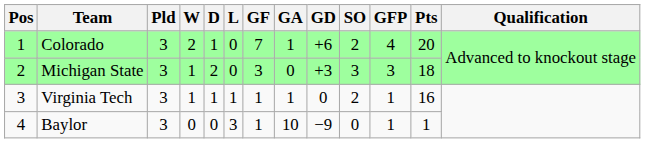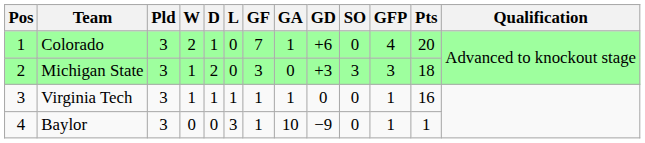(355, 44) 2 -> (355, 44) 0
(355, 97) 2 -> (355, 97) 0
